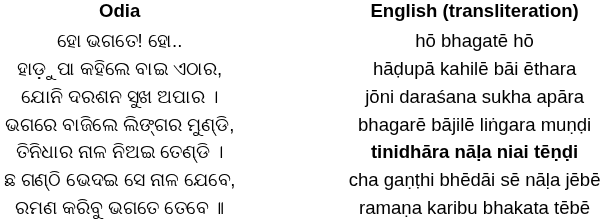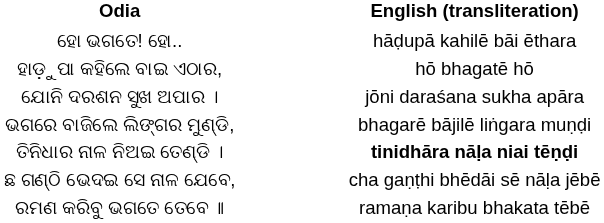(475, 41) hō bhagatē hō -> (475, 41) hāḍupā kahilē bāi ēthara
(475, 68) hāḍupā kahilē bāi ēthara -> (475, 68) hō bhagatē hō
